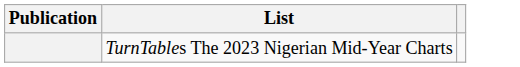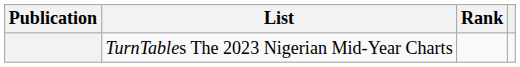+ column: (482, 18)
